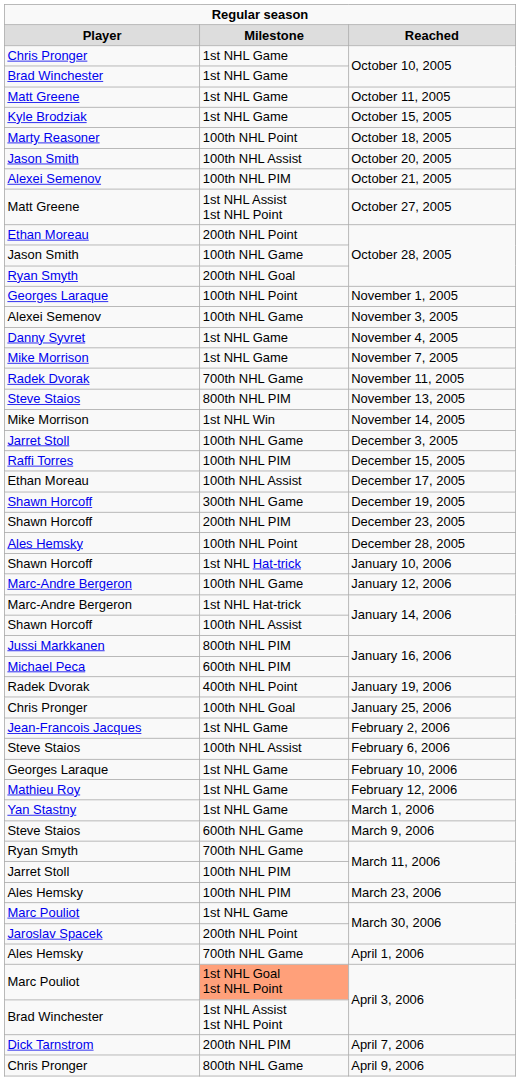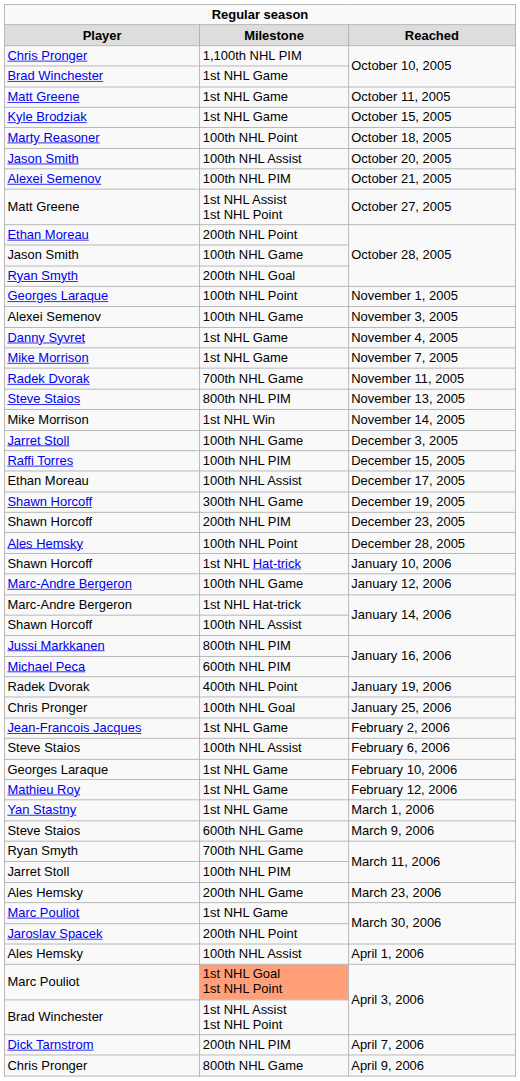(245, 55) 1st NHL Game -> (252, 55) 1,100th NHL PIM
(247, 892) 100th NHL PIM -> (253, 892) 200th NHL Game
(253, 954) 700th NHL Game -> (252, 954) 100th NHL Assist
